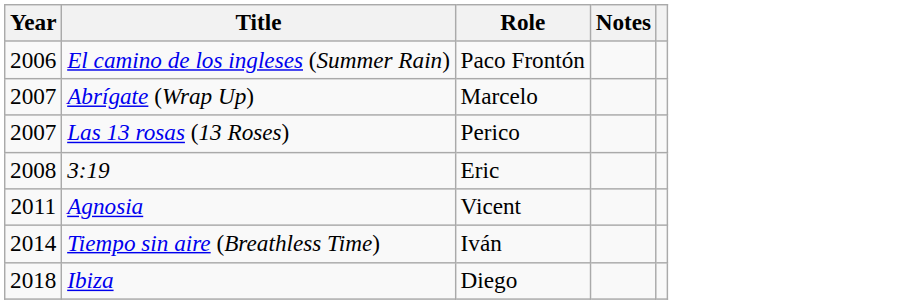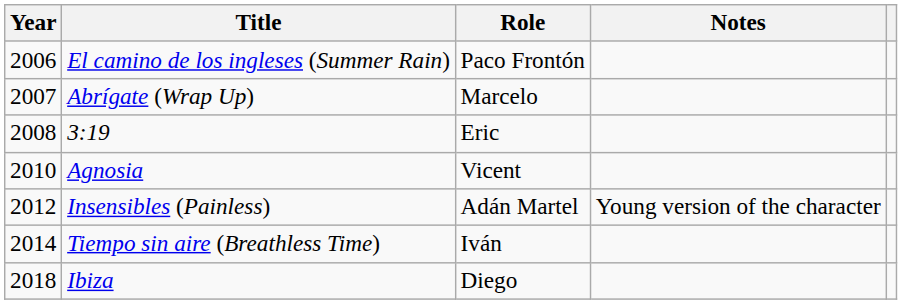- row: (178, 133)
(33, 206) 2011 -> (33, 170) 2010
+ row: (169, 206)
